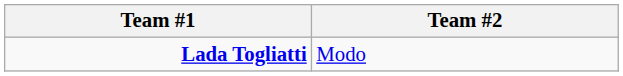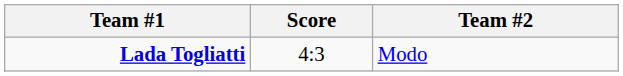+ column: (311, 20)
